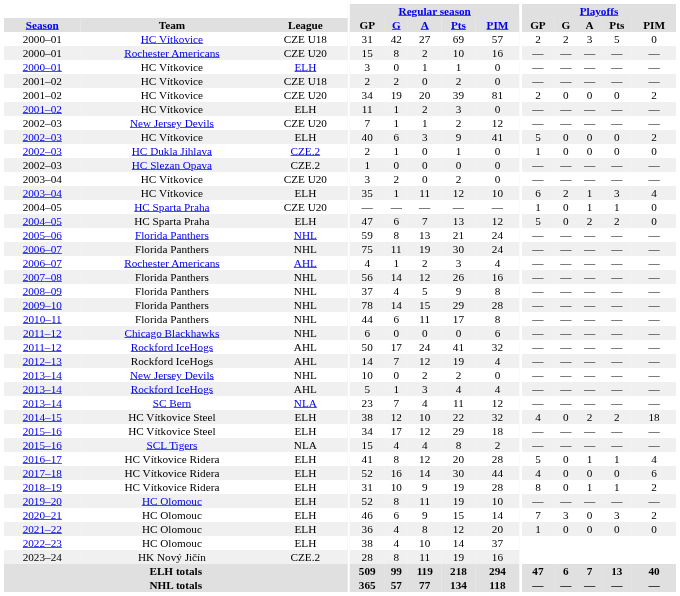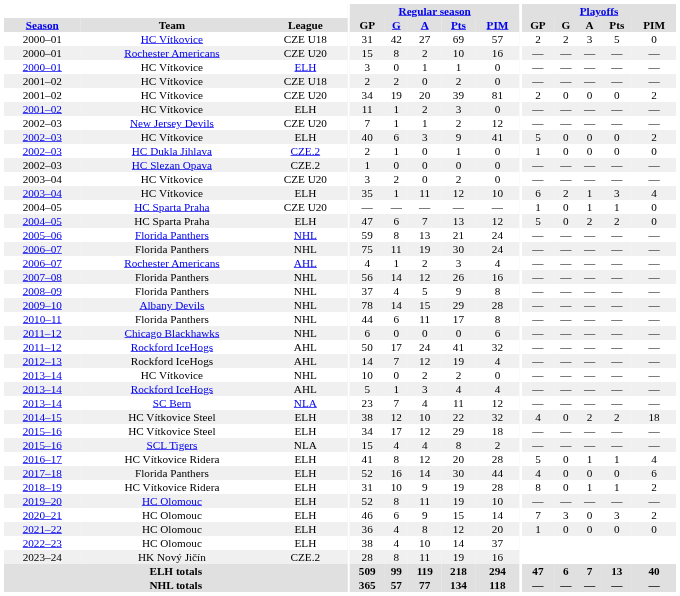(172, 305) Florida Panthers -> (172, 305) Albany Devils
(172, 375) New Jersey Devils -> (172, 375) HC Vítkovice
(172, 473) HC Vítkovice Ridera -> (172, 473) Florida Panthers
